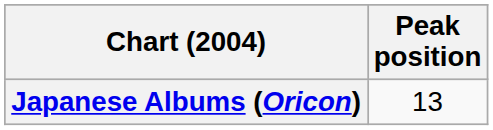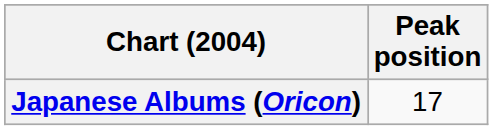(428, 101) 13 -> (428, 101) 17
